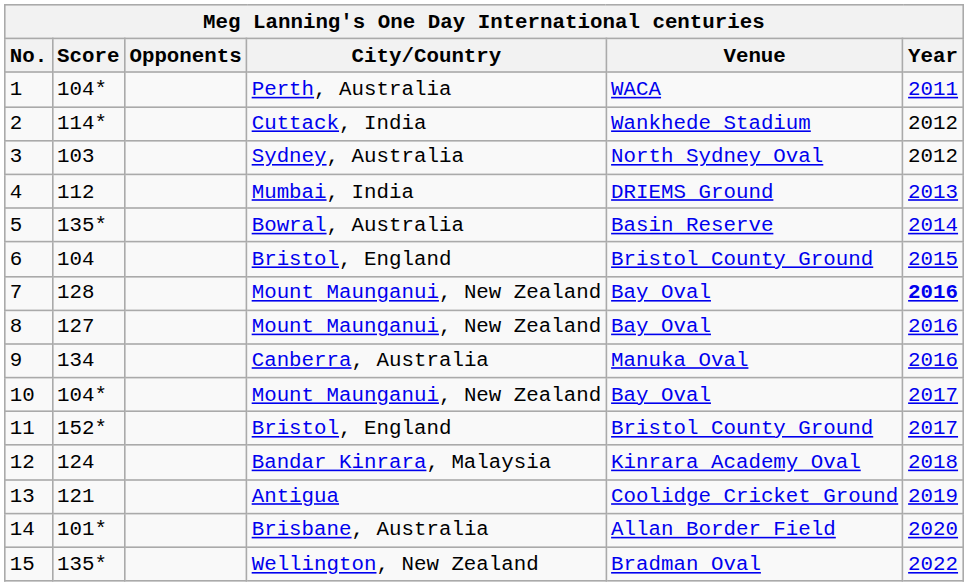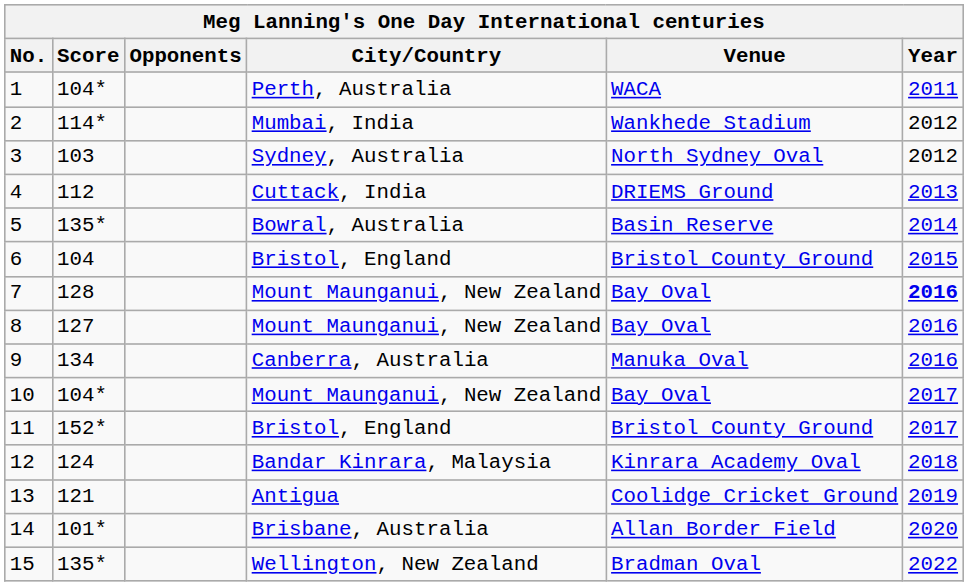(339, 123) Cuttack, India -> (333, 123) Mumbai, India
(333, 191) Mumbai, India -> (339, 191) Cuttack, India
